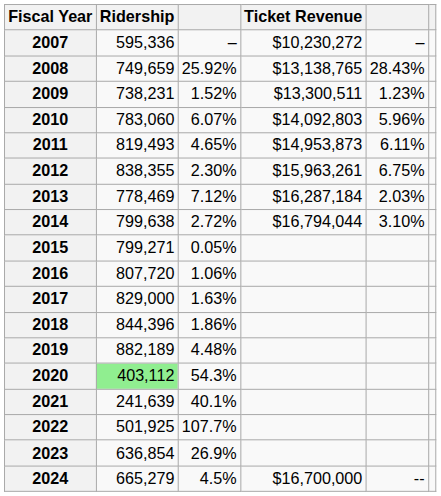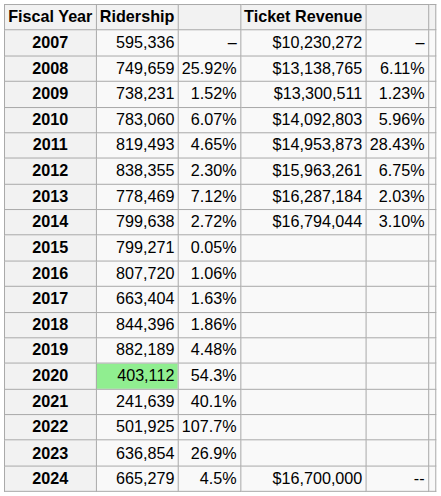(397, 68) 28.43% -> (402, 68) 6.11%
(402, 145) 6.11% -> (397, 145) 28.43%
(145, 299) 829,000 -> (145, 299) 663,404
